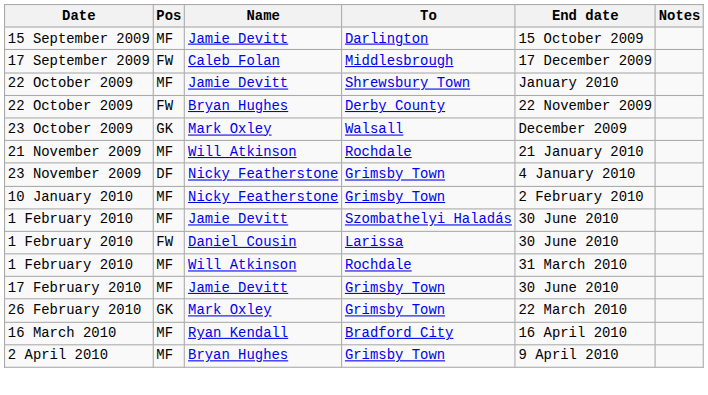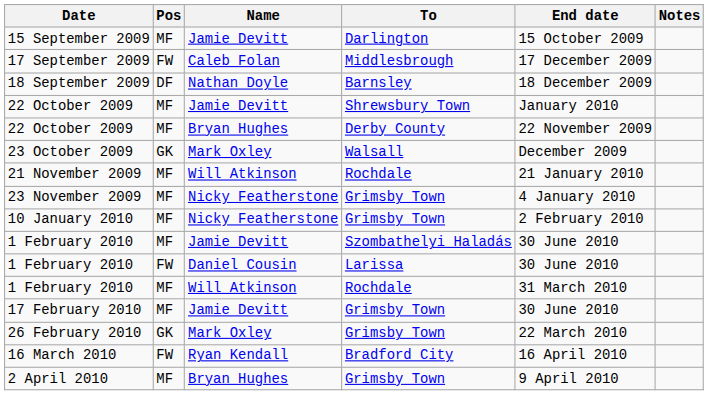+ row: (79, 84)
(165, 107) FW -> (165, 129) MF
(165, 175) DF -> (165, 197) MF
(165, 333) MF -> (165, 356) FW
